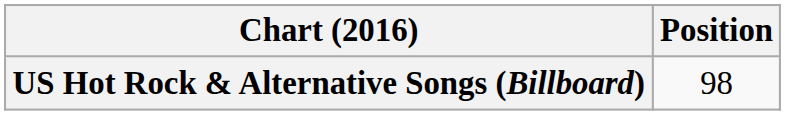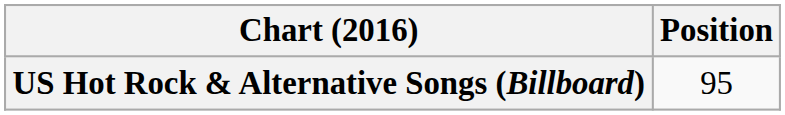(717, 82) 98 -> (717, 82) 95
